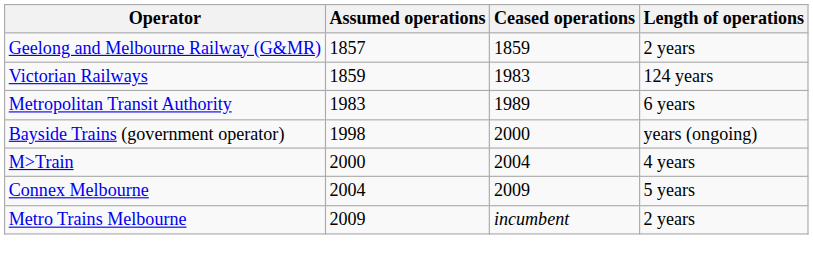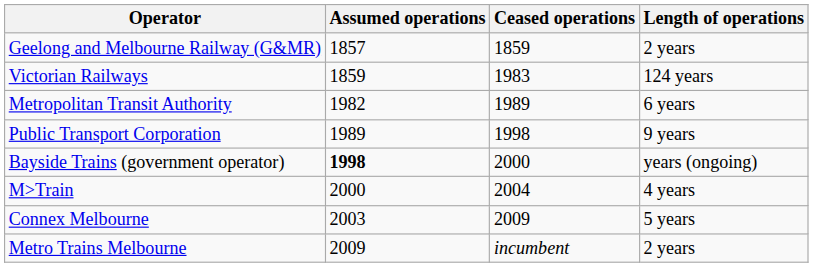(347, 104) 1983 -> (347, 104) 1982
+ row: (115, 133)
(347, 133) normal -> (347, 162) bold
(347, 190) 2004 -> (347, 219) 2003
